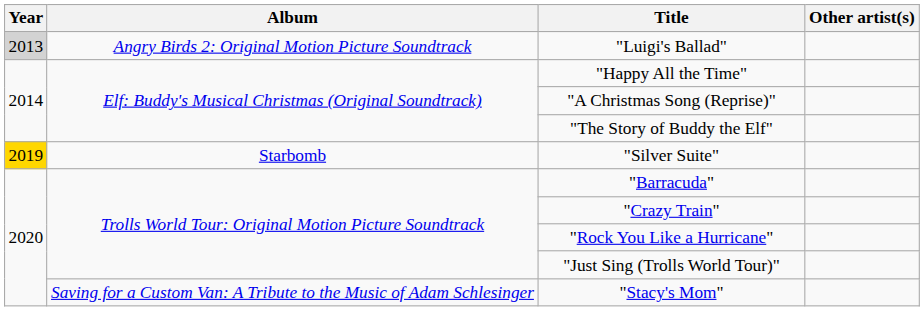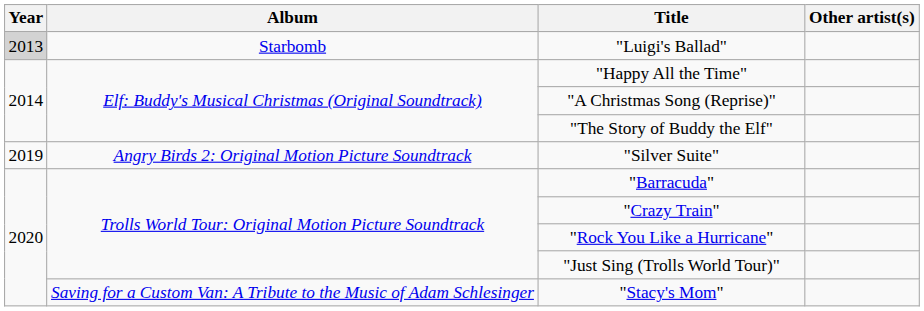(292, 45) Angry Birds 2: Original Motion Picture Soundtrack -> (292, 45) Starbomb
(26, 155) gold background -> (26, 155) no background
(292, 155) Starbomb -> (292, 155) Angry Birds 2: Original Motion Picture Soundtrack
